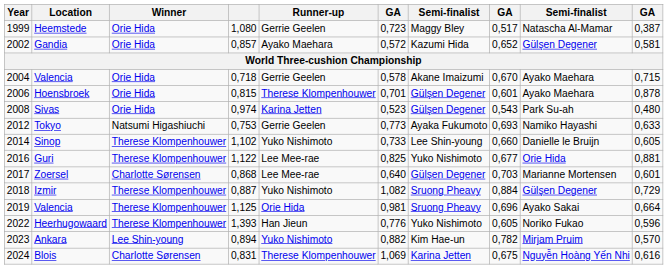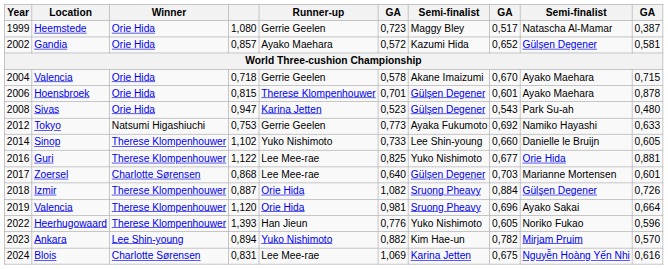(244, 110) 0,974 -> (244, 110) 0,947
(505, 126) 0,693 -> (505, 126) 0,692
(297, 191) Yuko Nishimoto -> (283, 191) Orie Hida
(647, 191) 0,729 -> (647, 191) 0,726
(244, 207) 1,125 -> (244, 207) 1,120
(318, 256) Therese Klompenhouwer -> (290, 256) Lee Mee-rae
